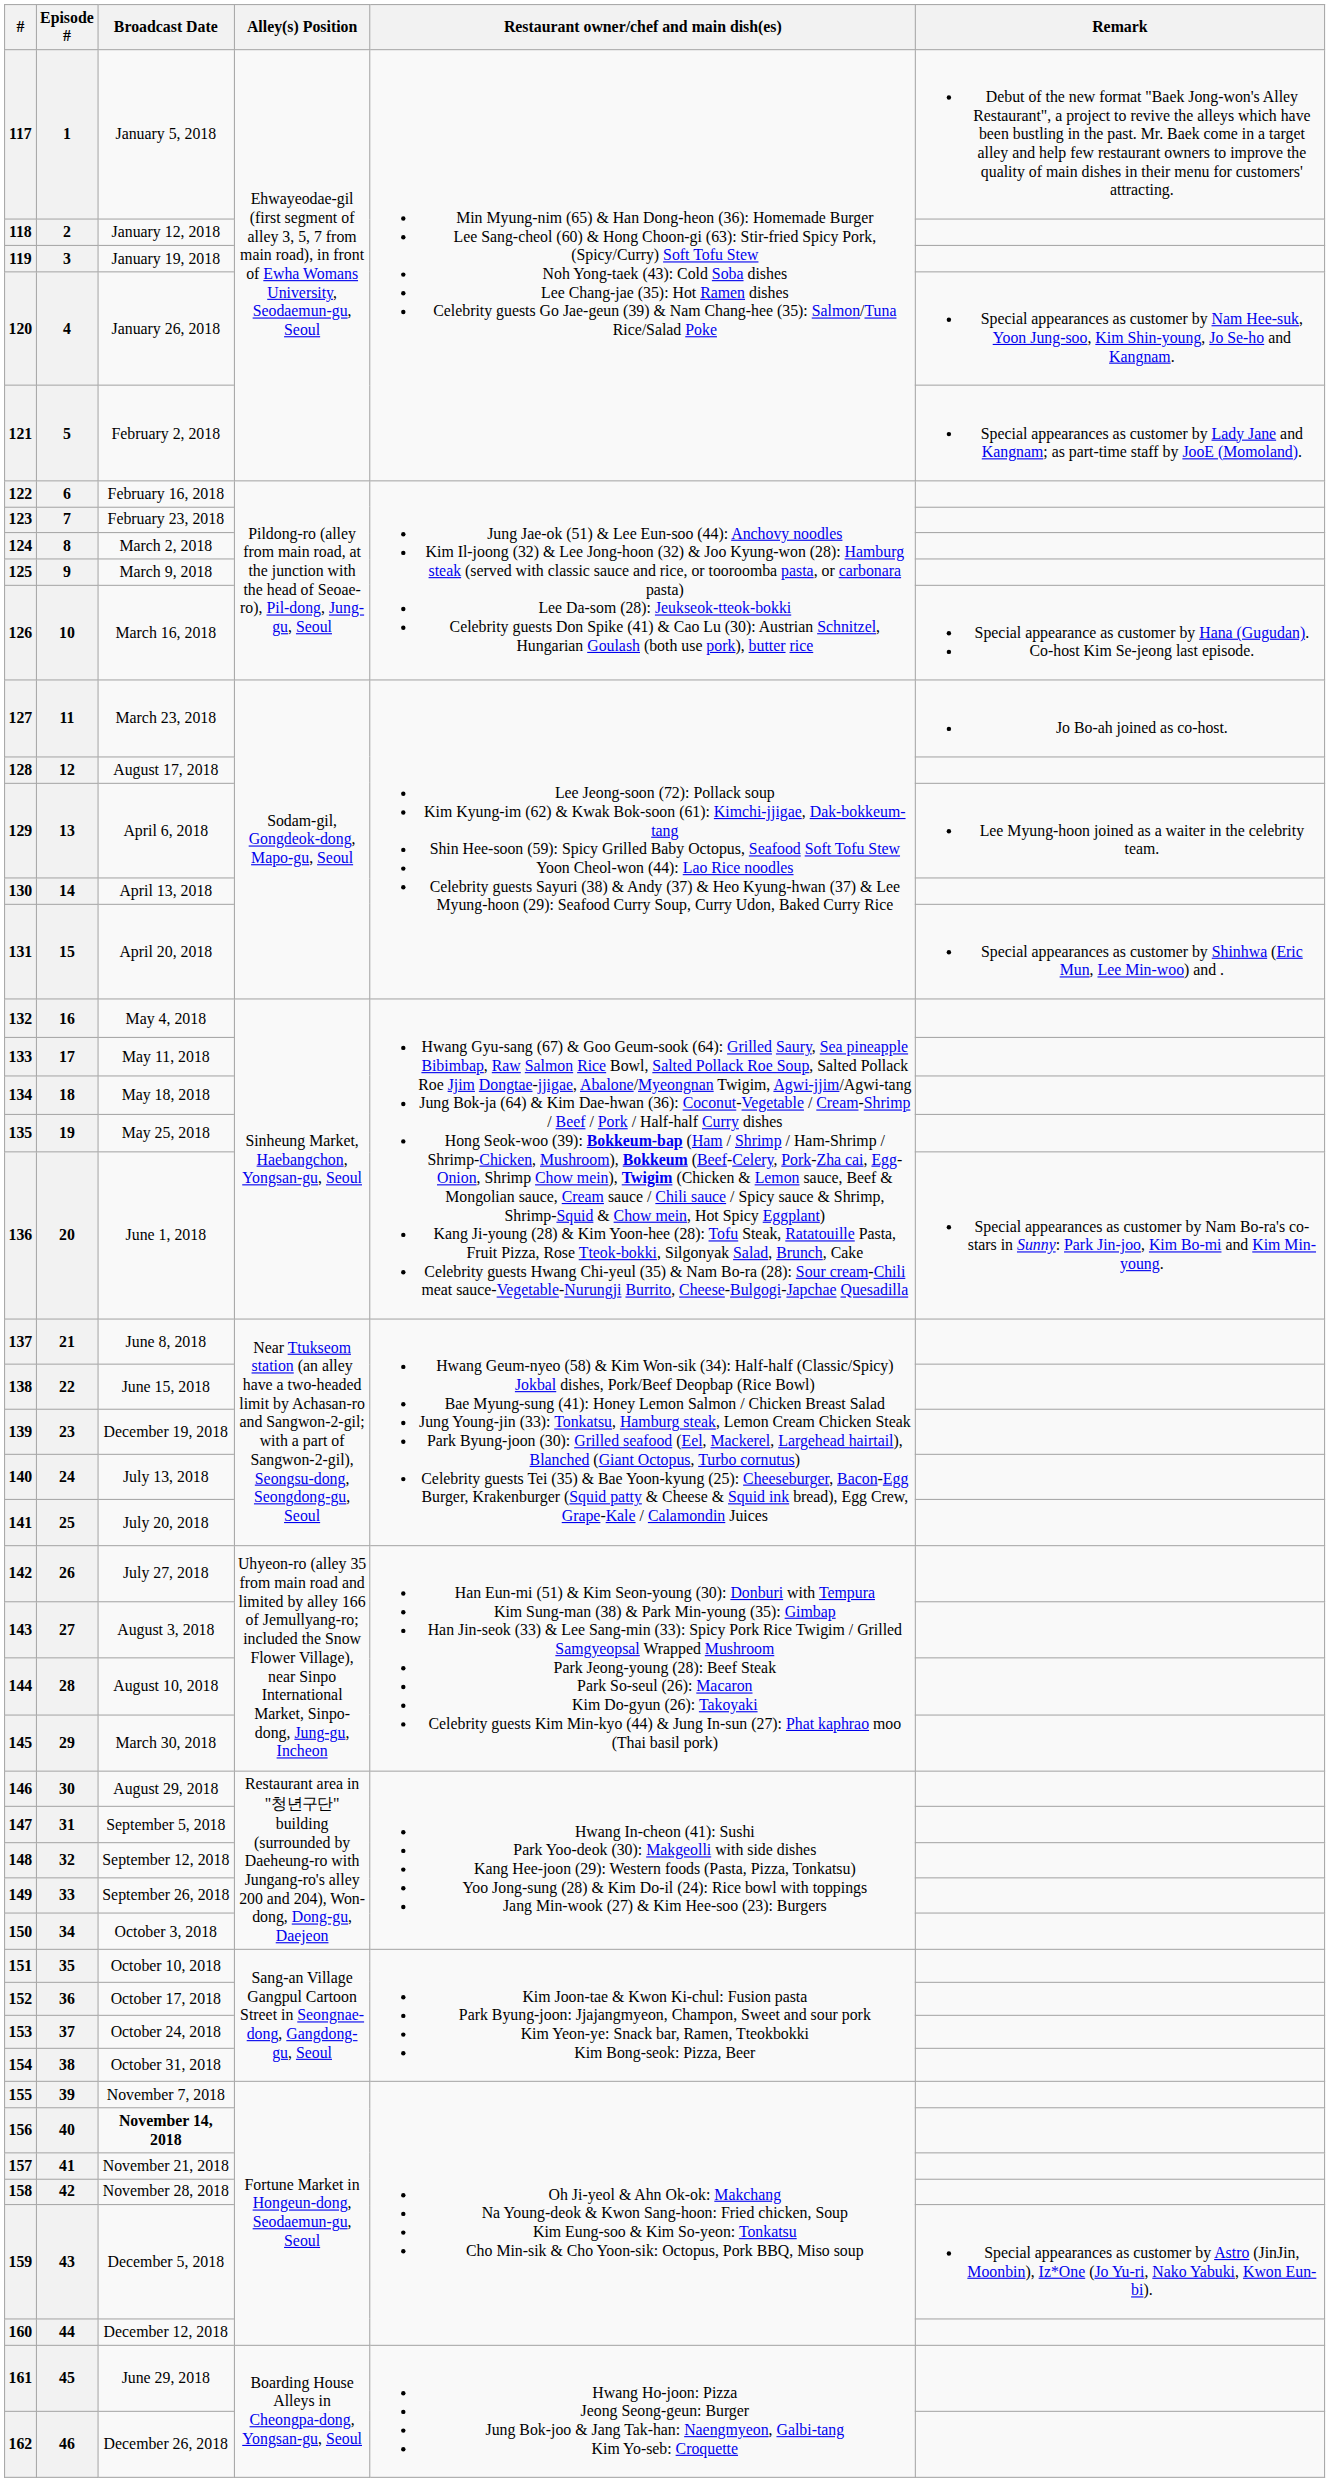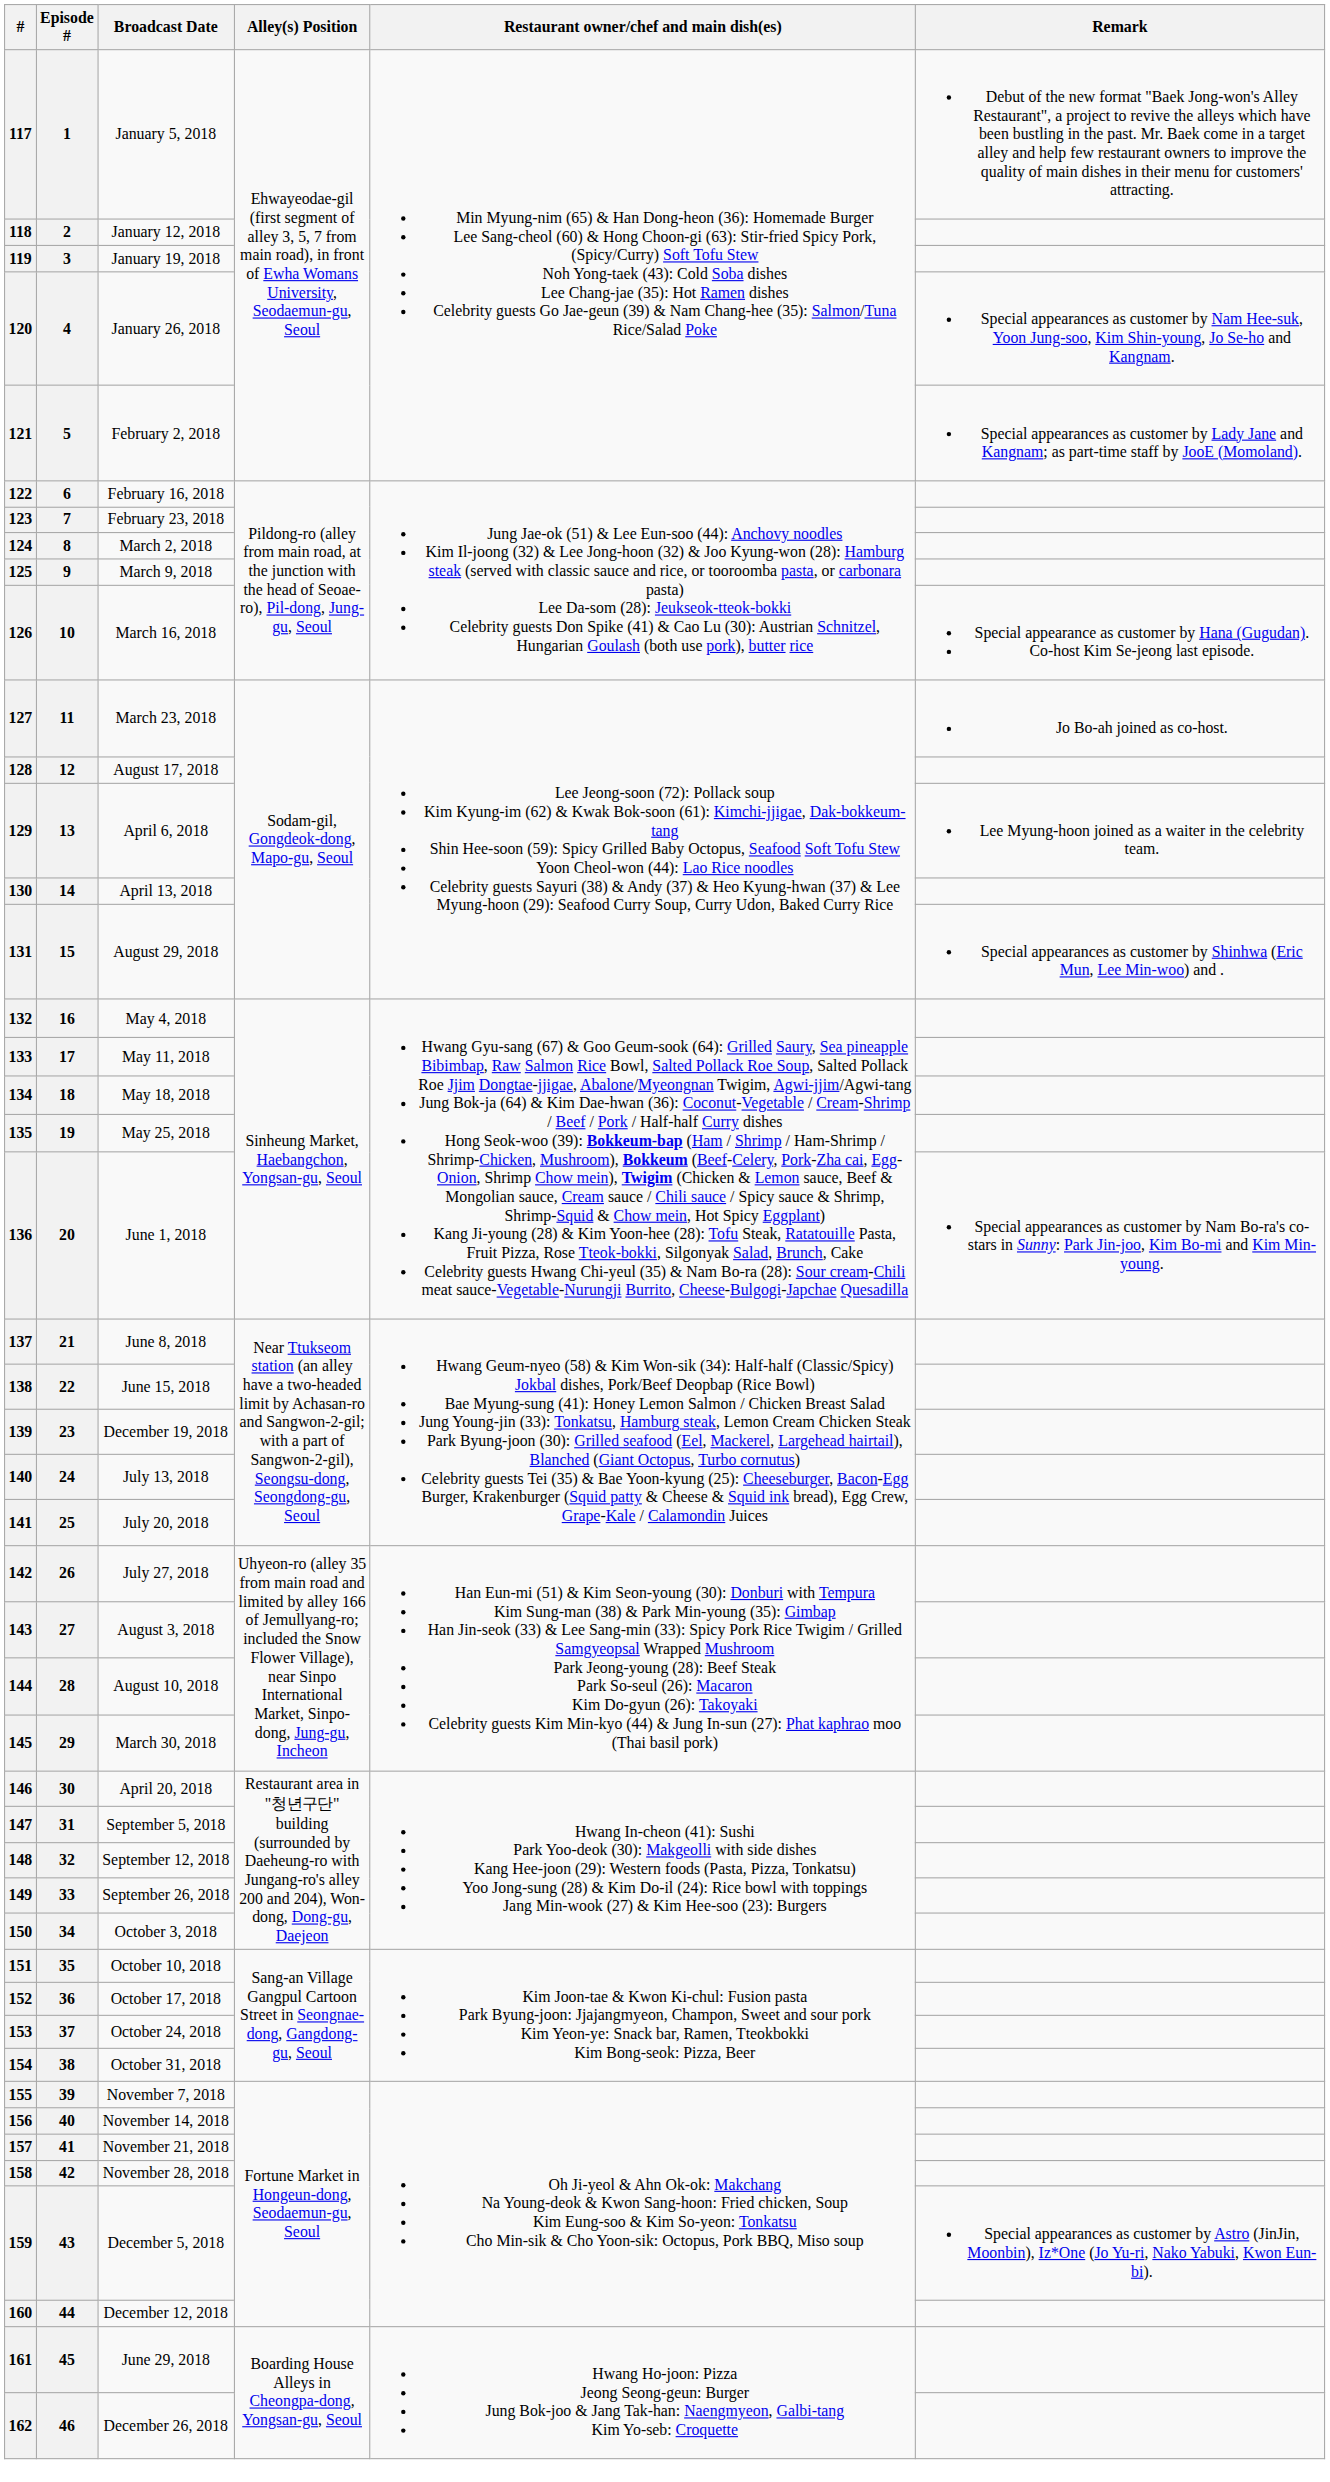(166, 952) April 20, 2018 -> (166, 952) August 29, 2018
(166, 1789) August 29, 2018 -> (166, 1789) April 20, 2018
(166, 2130) bold -> (166, 2121) normal
